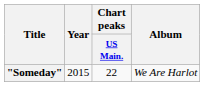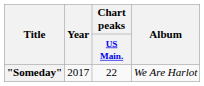(78, 73) 2015 -> (78, 73) 2017
